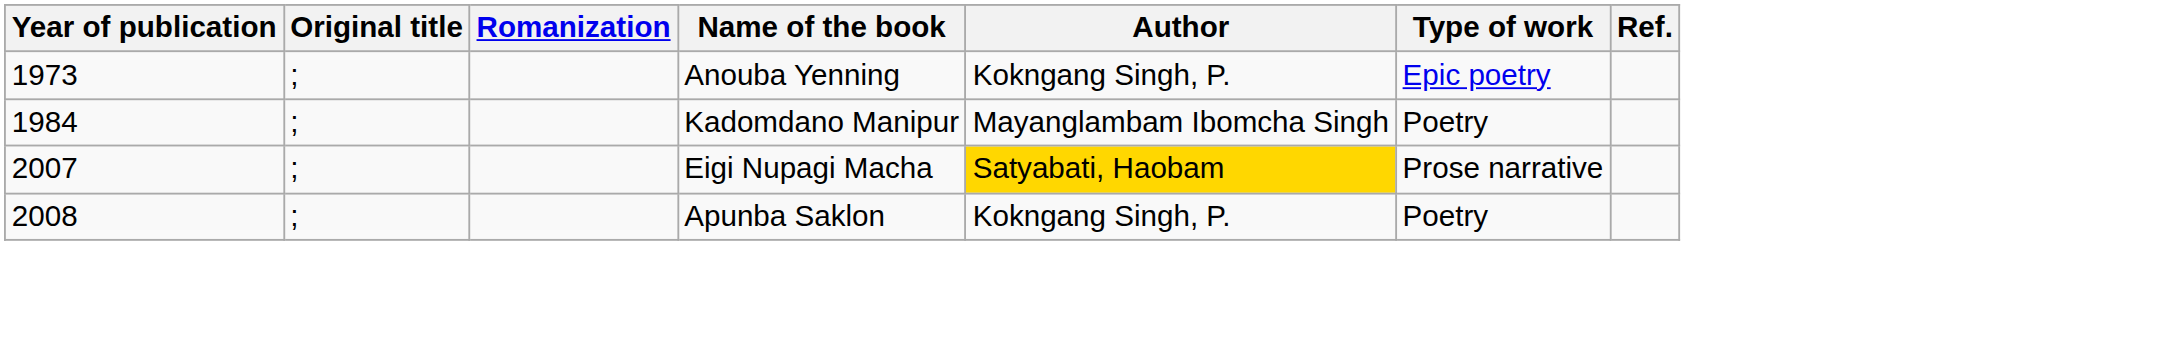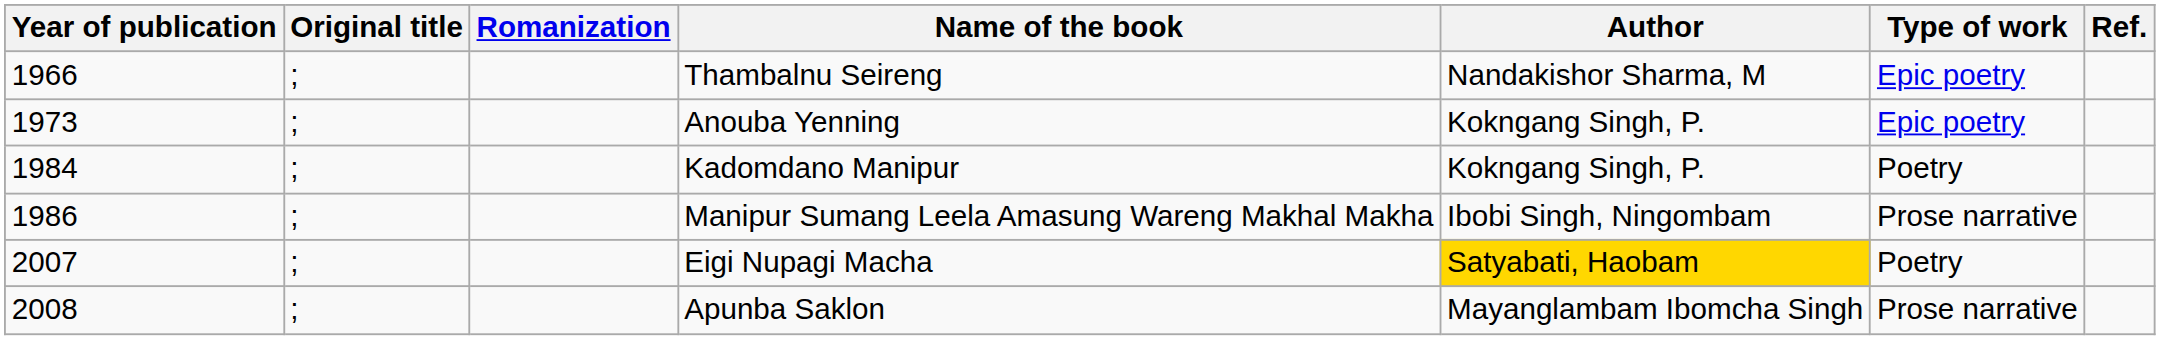+ row: (813, 74)
(1181, 121) Mayanglambam Ibomcha Singh -> (1576, 168) Kokngang Singh, P.
+ row: (1059, 215)
(1503, 168) Prose narrative -> (1920, 262) Poetry
(1102, 215) Kokngang Singh, P. -> (1655, 309) Mayanglambam Ibomcha Singh
(1445, 215) Poetry -> (1977, 309) Prose narrative
